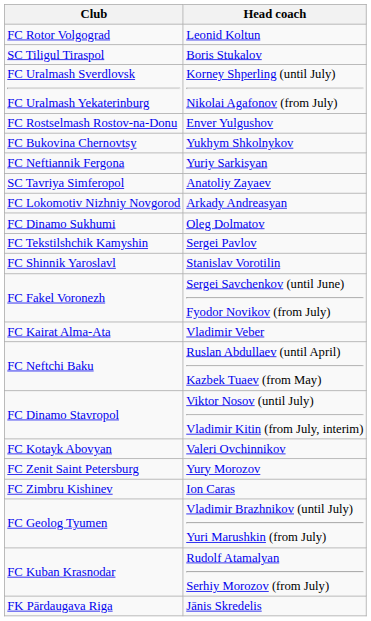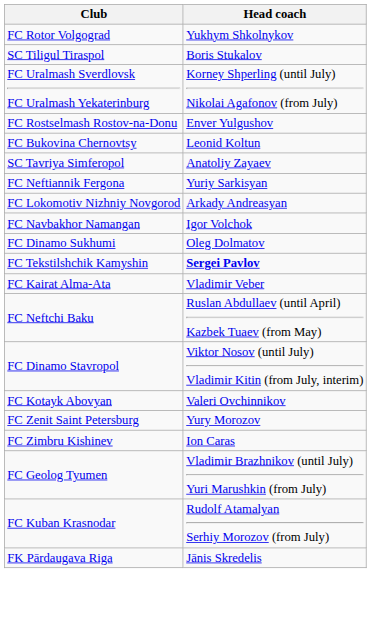(223, 34) Leonid Koltun -> (240, 34) Yukhym Shkolnykov
(240, 143) Yukhym Shkolnykov -> (223, 143) Leonid Koltun
rows swapped: (66, 183) <-> (66, 163)
+ row: (74, 223)
(221, 243) normal -> (223, 263) bold
- row: (62, 263)
- row: (56, 297)
